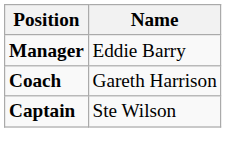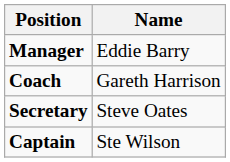+ row: (48, 111)
